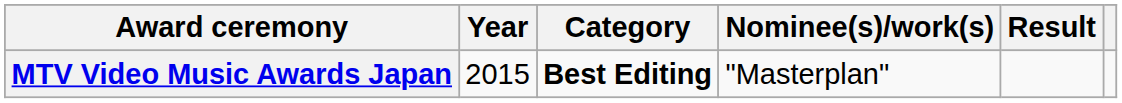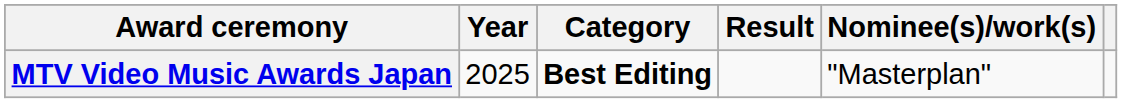columns swapped: (860, 27) <-> (1052, 27)
(498, 73) 2015 -> (498, 73) 2025
